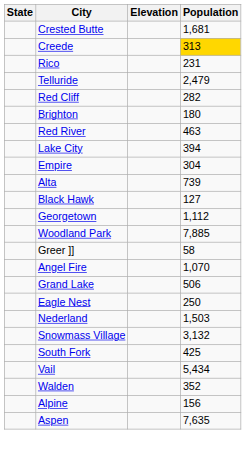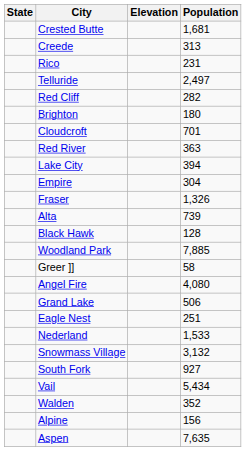(192, 47) gold background -> (192, 47) no background
(196, 81) 2,479 -> (196, 81) 2,497
+ row: (62, 132)
(192, 132) 463 -> (192, 149) 363
+ row: (53, 200)
(192, 200) 127 -> (192, 234) 128
- row: (67, 217)
(196, 268) 1,070 -> (196, 285) 4,080
(192, 302) 250 -> (192, 319) 251
(196, 319) 1,503 -> (196, 336) 1,533
(192, 353) 425 -> (192, 370) 927
